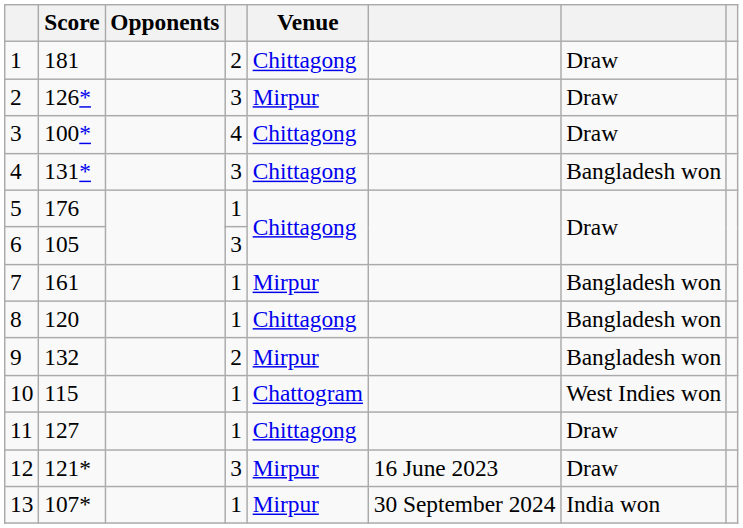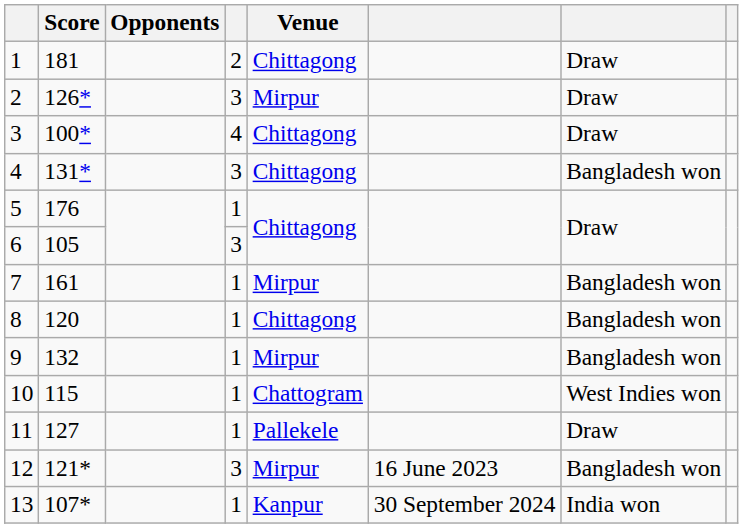(236, 356) 2 -> (236, 356) 1
(305, 430) Chittagong -> (295, 430) Pallekele
(592, 467) Draw -> (644, 467) Bangladesh won
(286, 504) Mirpur -> (288, 504) Kanpur
